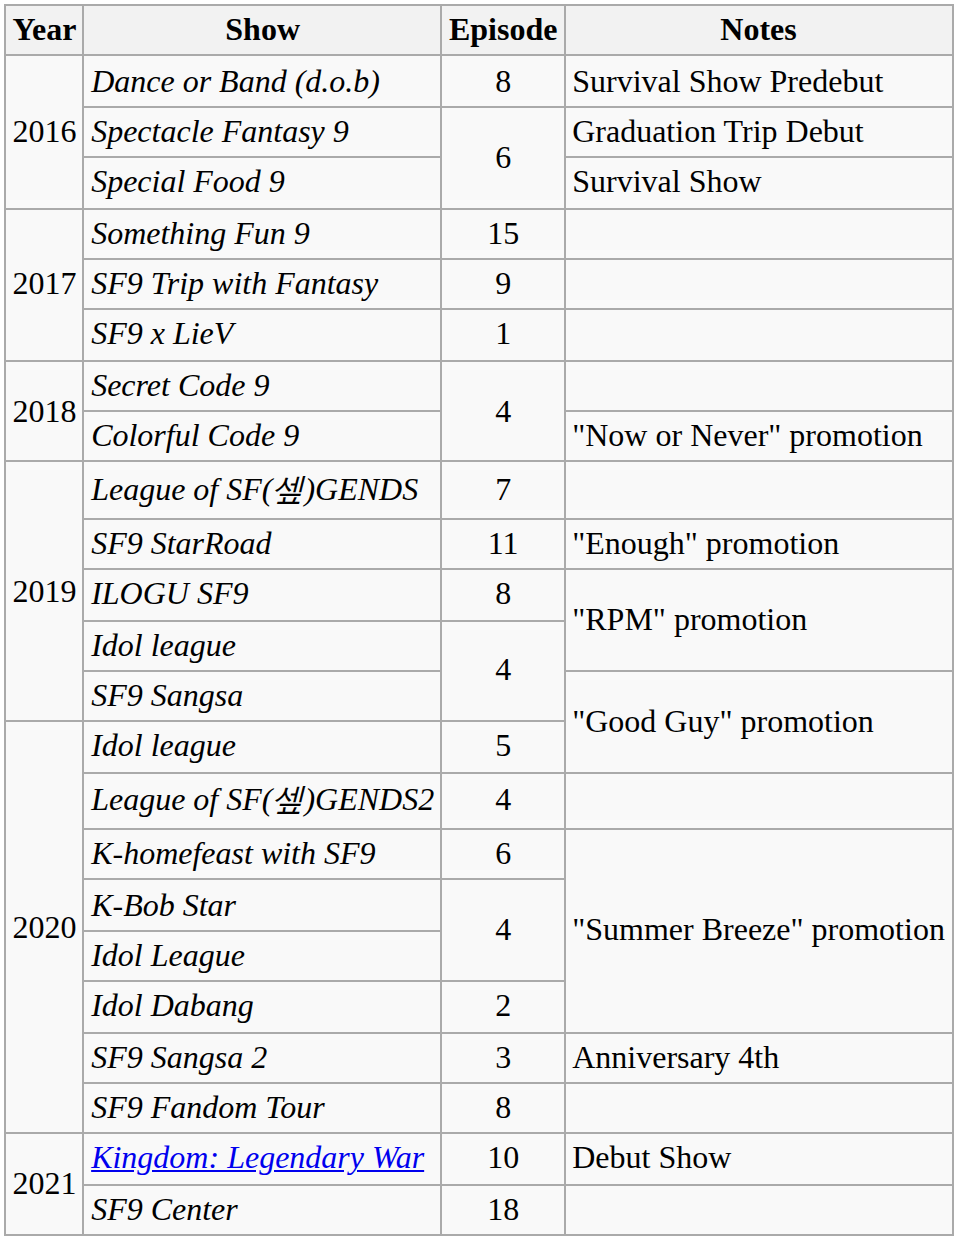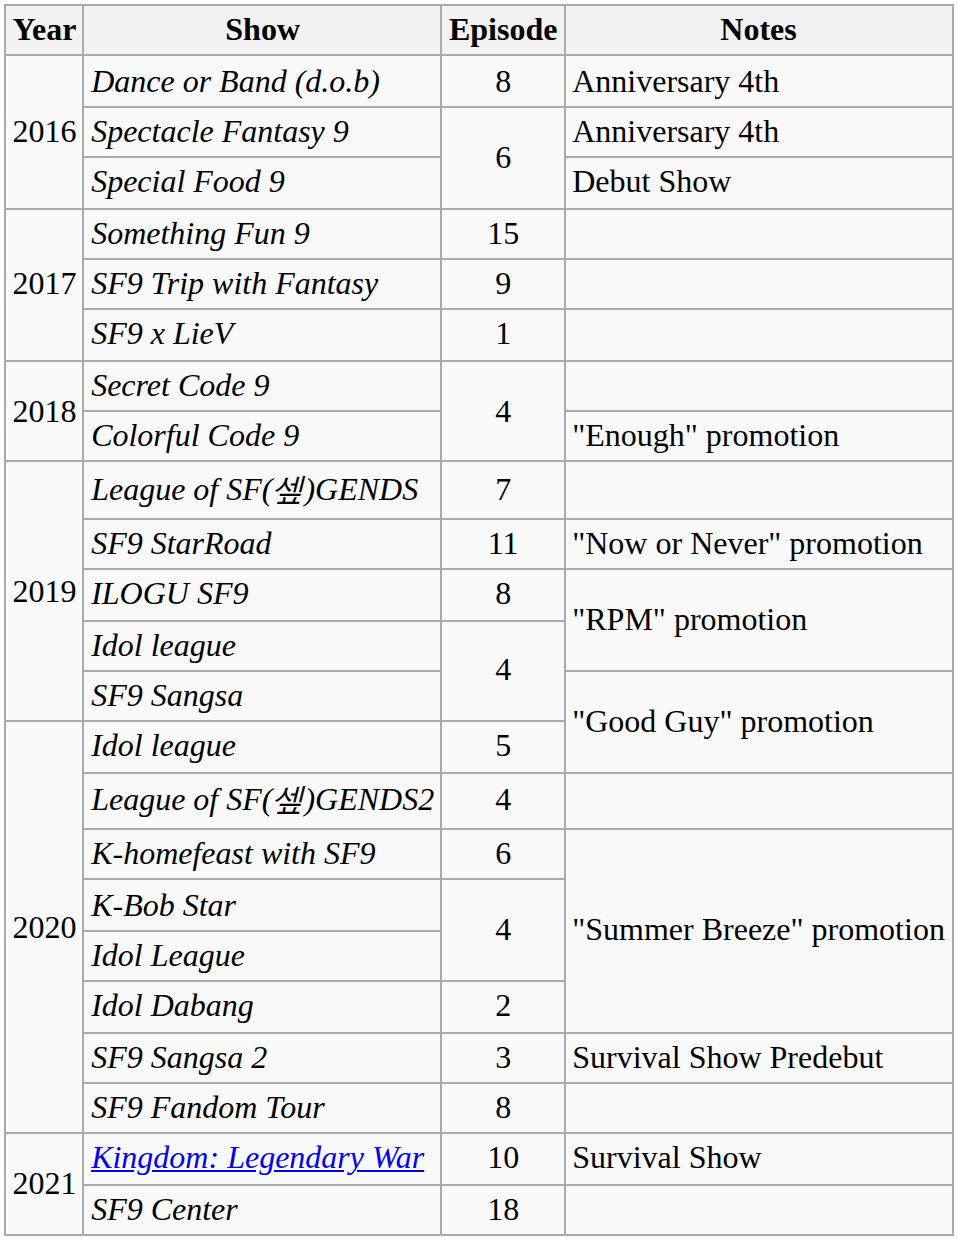(728, 80) Survival Show Predebut -> (676, 80) Anniversary 4th
(718, 131) Graduation Trip Debut -> (676, 131) Anniversary 4th
(667, 182) Survival Show -> (652, 182) Debut Show
(747, 435) "Now or Never" promotion -> (706, 435) "Enough" promotion
(706, 543) "Enough" promotion -> (747, 543) "Now or Never" promotion
(676, 1056) Anniversary 4th -> (728, 1056) Survival Show Predebut
(652, 1158) Debut Show -> (667, 1158) Survival Show
